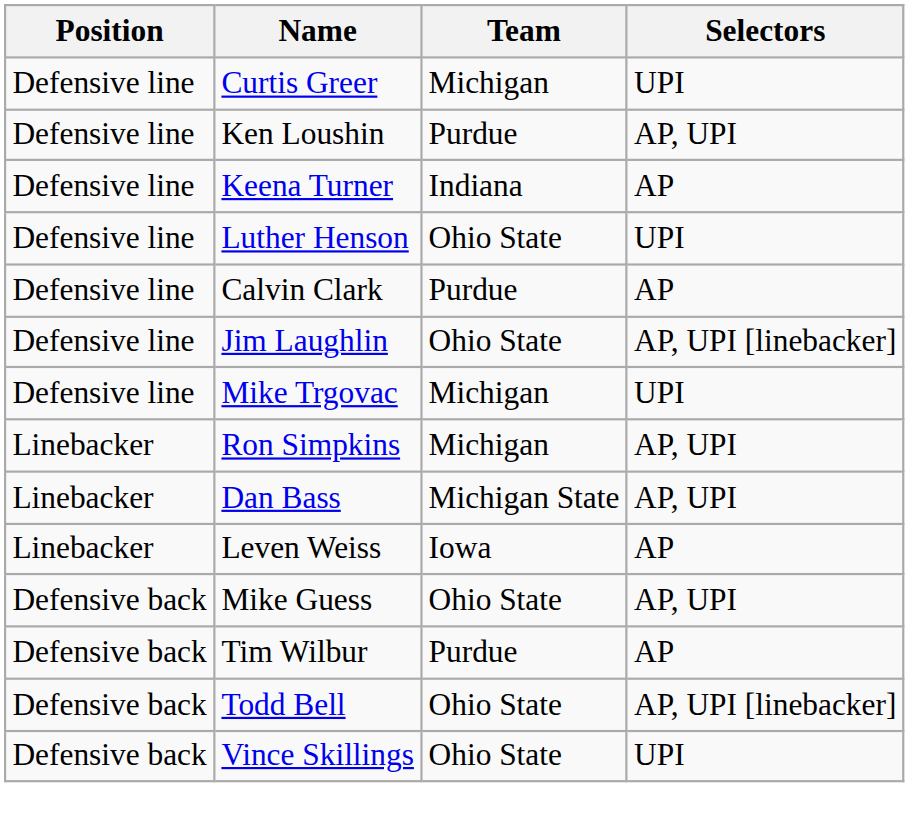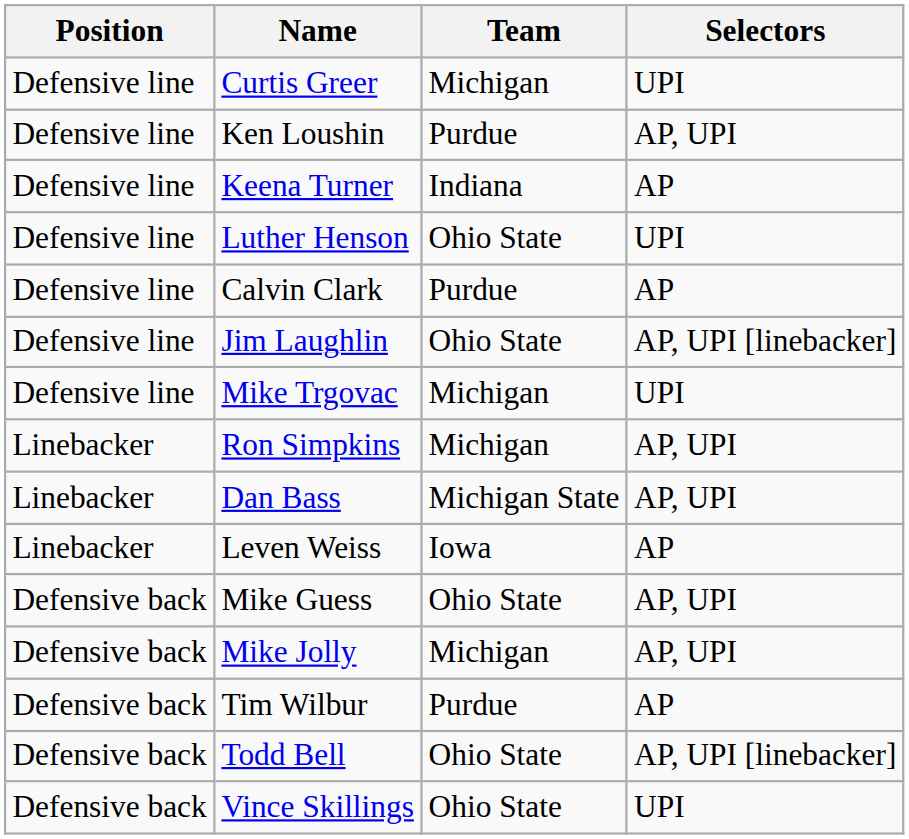+ row: (289, 652)
